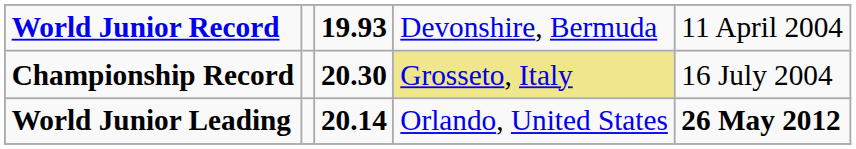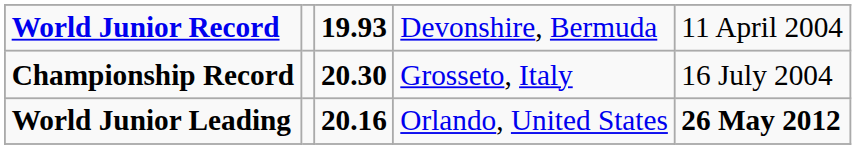(487, 74) khaki background -> (487, 74) no background
(354, 120) 20.14 -> (354, 120) 20.16
